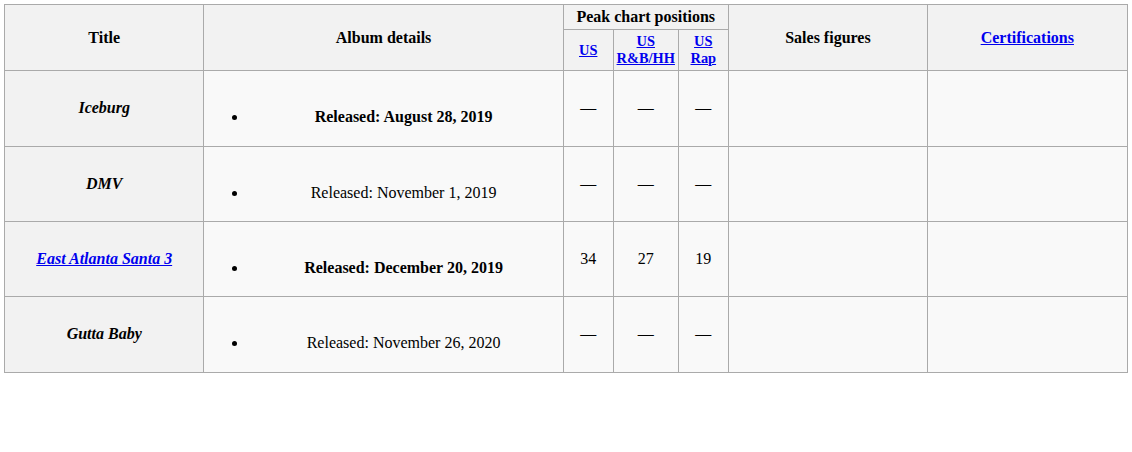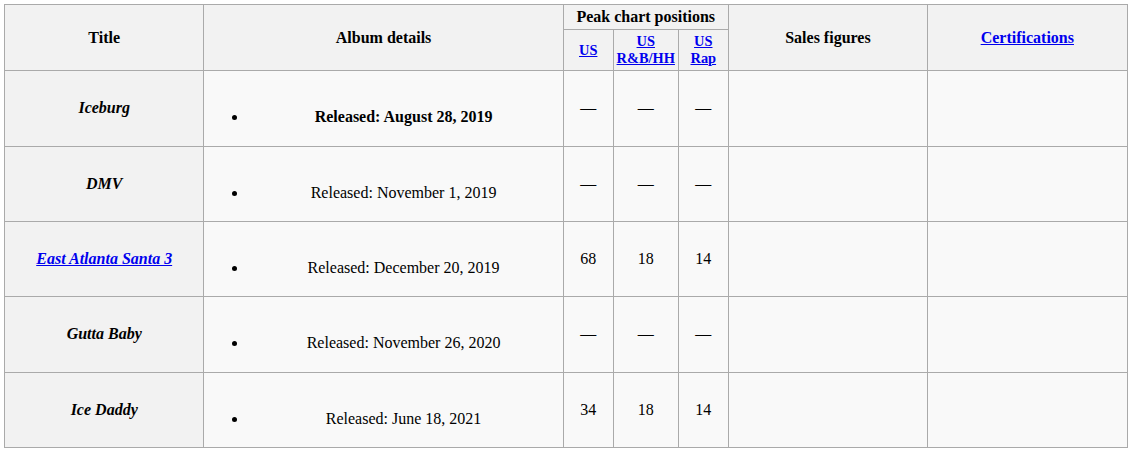(384, 268) bold -> (384, 268) normal
(588, 259) 34 -> (588, 259) 68
(646, 259) 27 -> (646, 259) 18
(703, 259) 19 -> (703, 259) 14
+ row: (104, 409)
